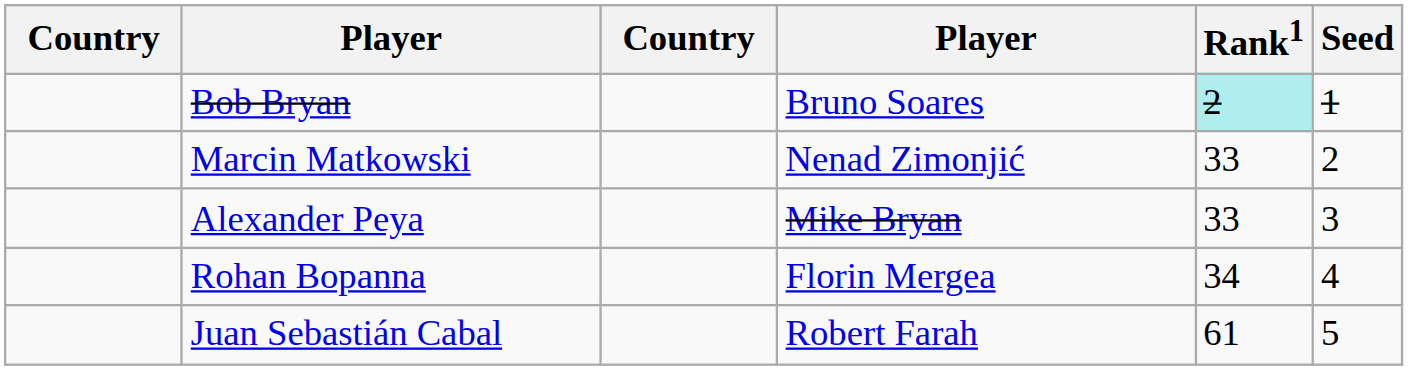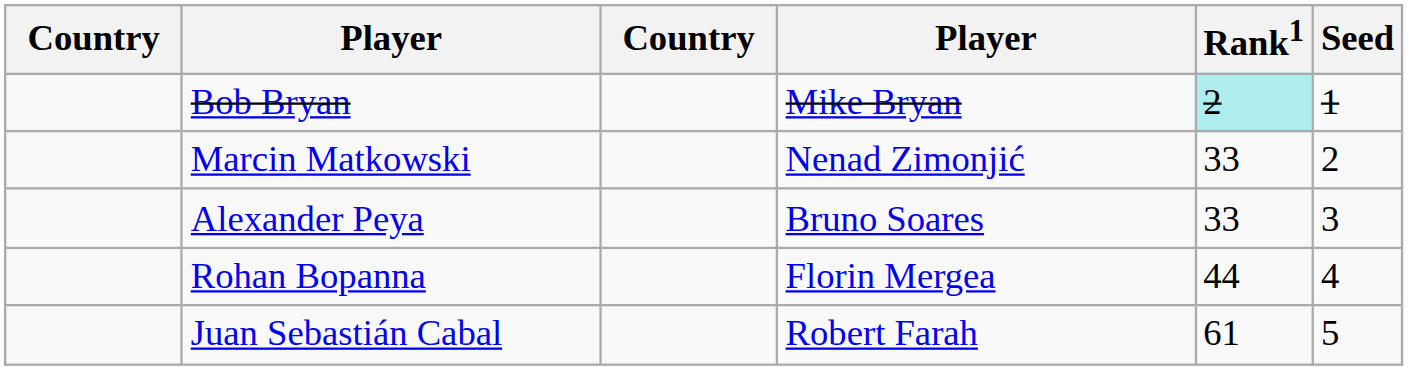(885, 101) Bruno Soares -> (874, 101) Mike Bryan
(874, 217) Mike Bryan -> (885, 217) Bruno Soares
(1222, 275) 34 -> (1222, 275) 44
